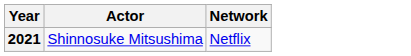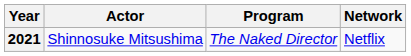+ column: (273, 16)
